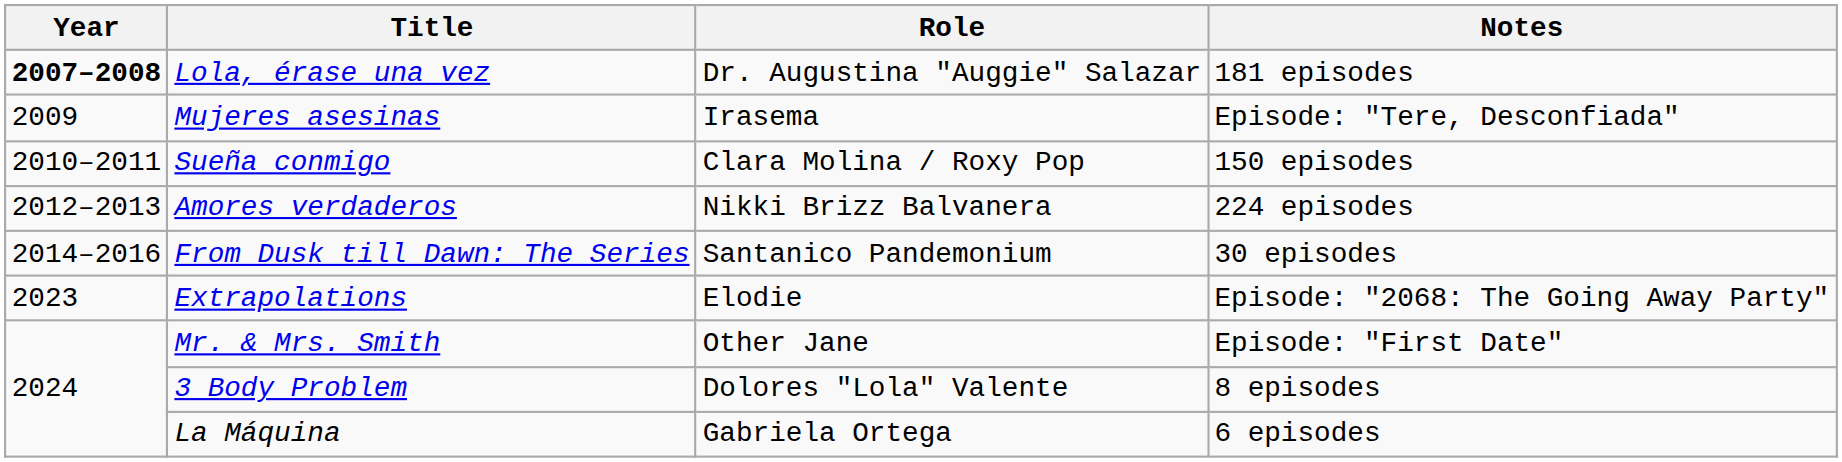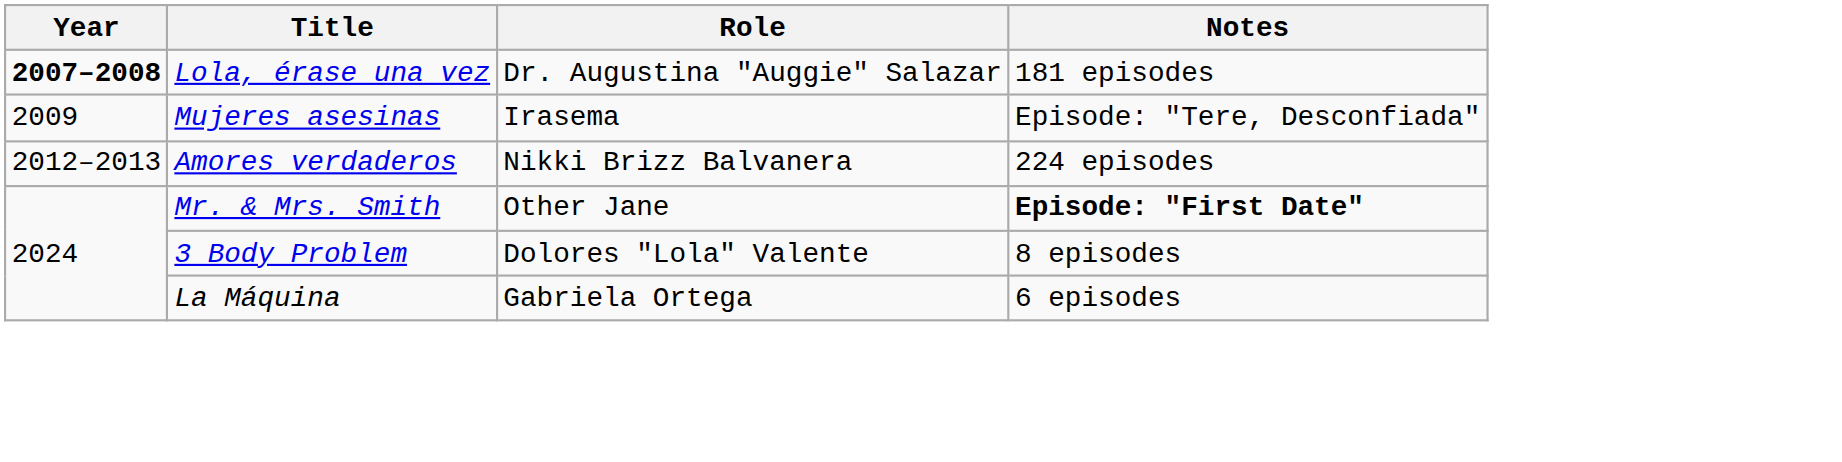- row: (282, 163)
- row: (432, 253)
- row: (291, 298)
(1389, 344) normal -> (1189, 208) bold
